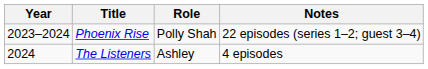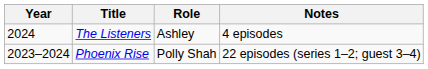rows swapped: (112, 34) <-> (113, 53)
